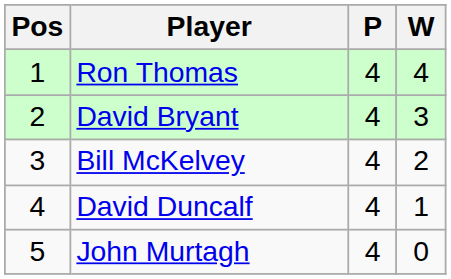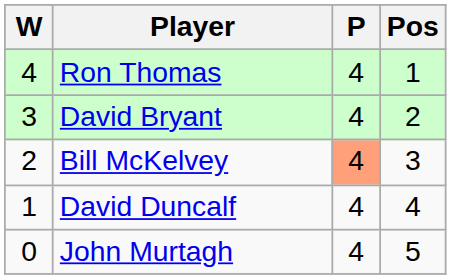columns swapped: (37, 26) <-> (421, 26)
(373, 161) no background -> (356, 161) lightsalmon background
